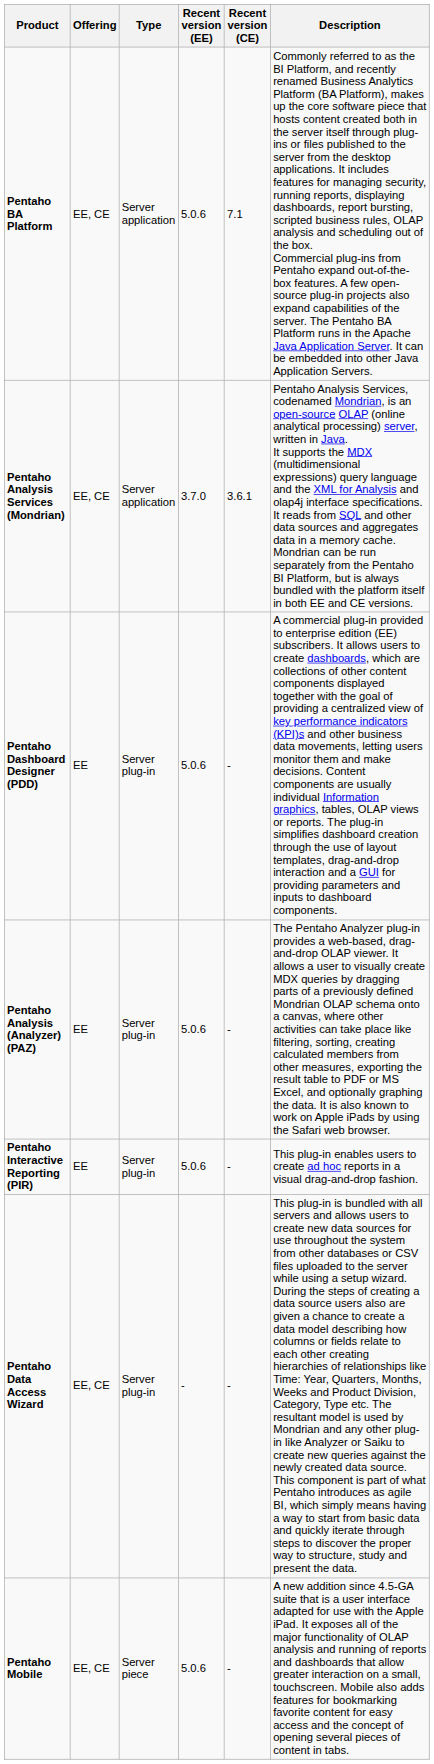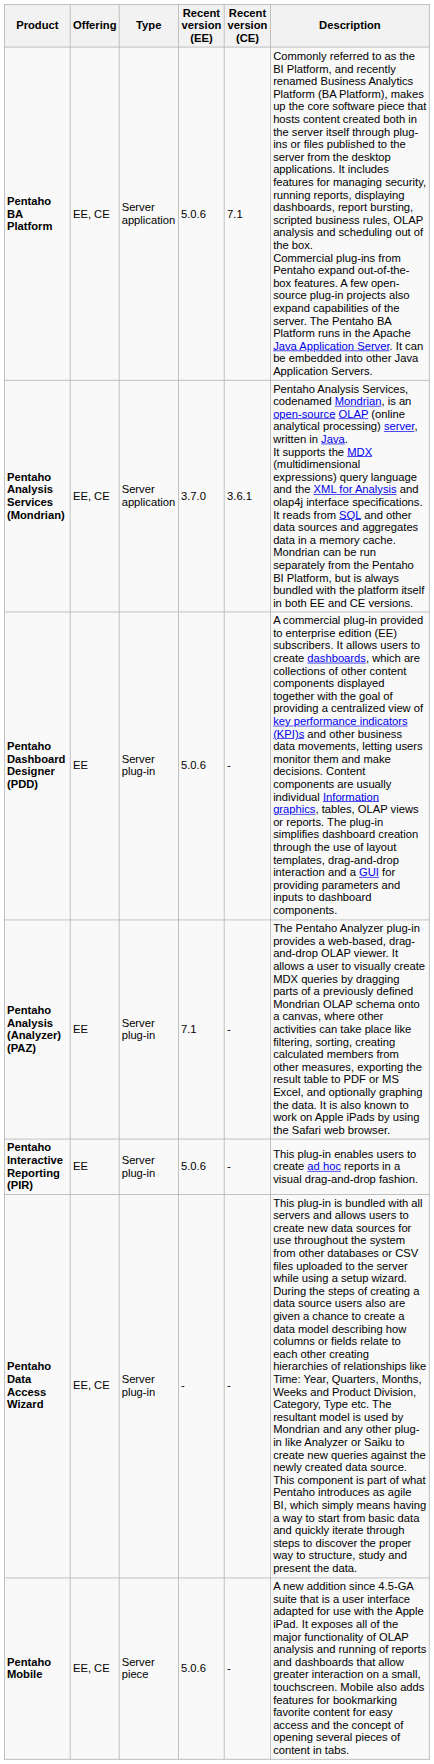(193, 1029) 5.0.6 -> (189, 1029) 7.1
